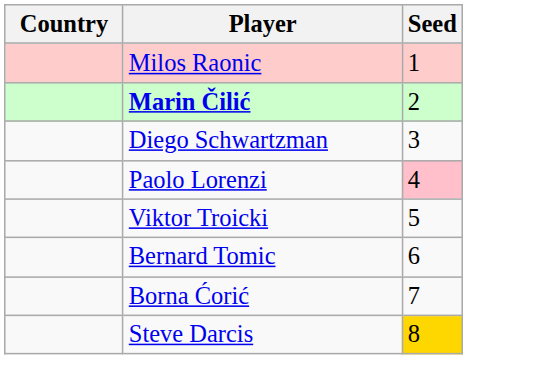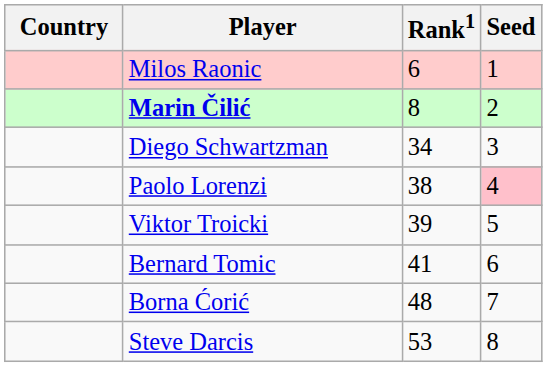+ column: (442, 27)
(414, 334) gold background -> (493, 341) no background
